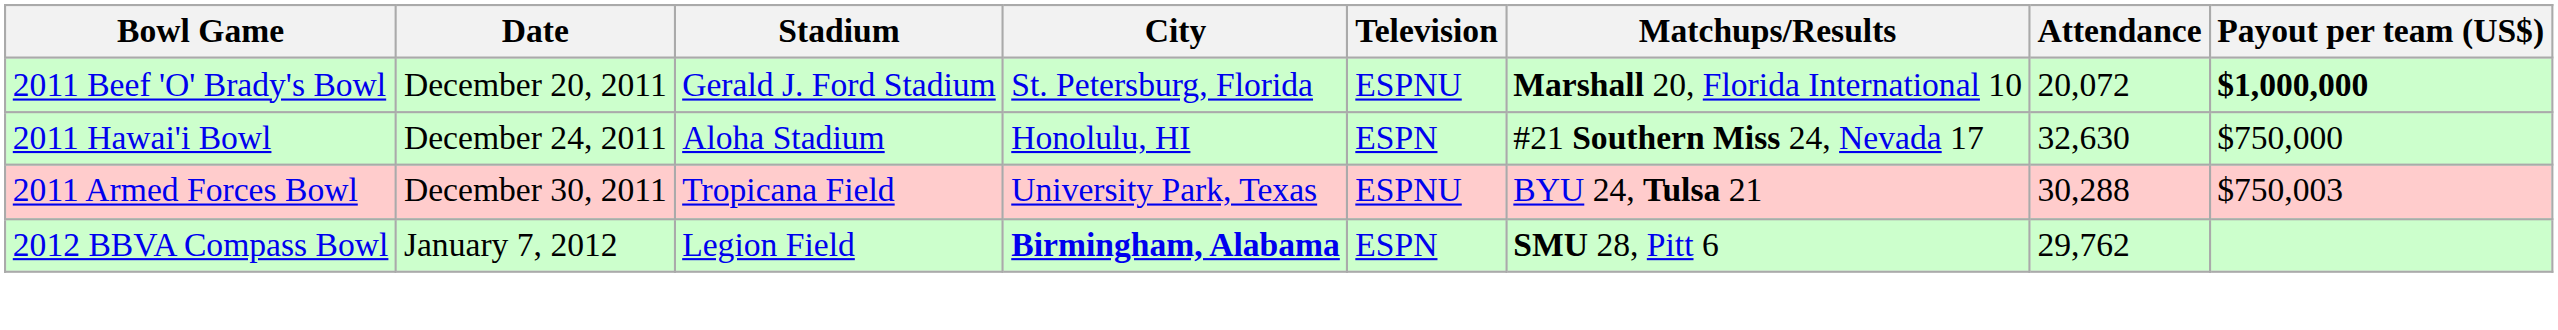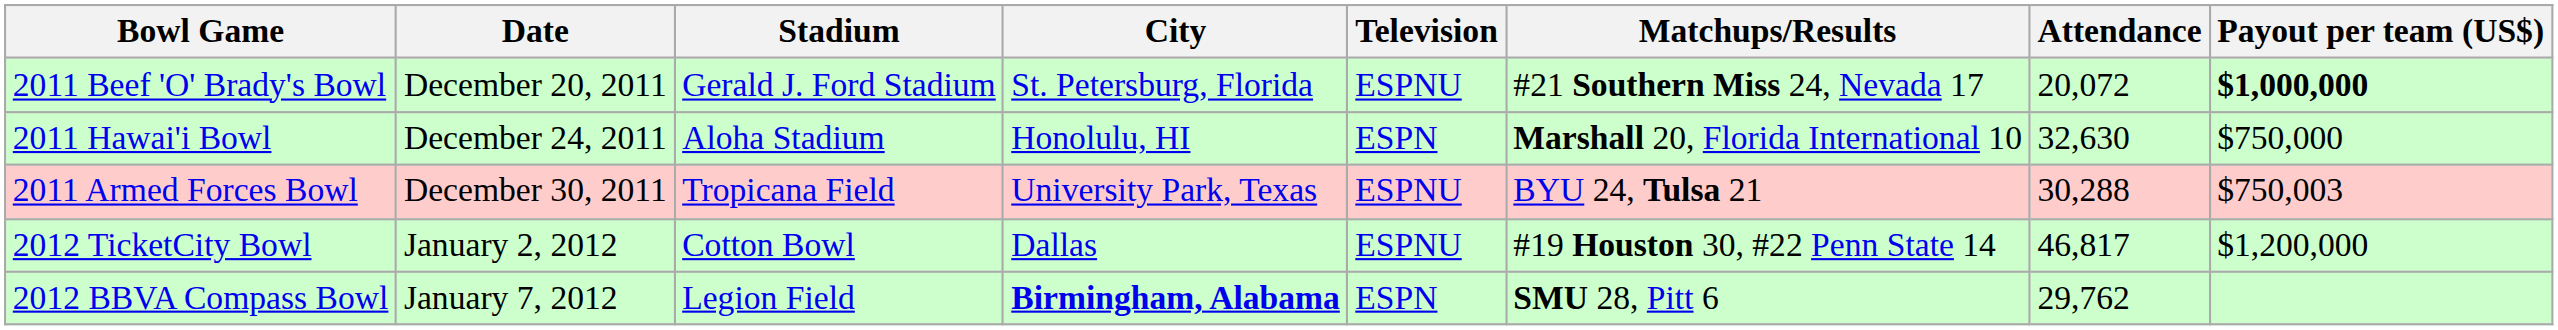(1768, 84) Marshall 20, Florida International 10 -> (1749, 84) #21 Southern Miss 24, Nevada 17
(1749, 137) #21 Southern Miss 24, Nevada 17 -> (1768, 137) Marshall 20, Florida International 10
+ row: (162, 244)
